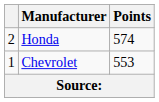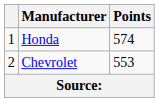(11, 39) 2 -> (11, 39) 1
(11, 62) 1 -> (11, 62) 2
